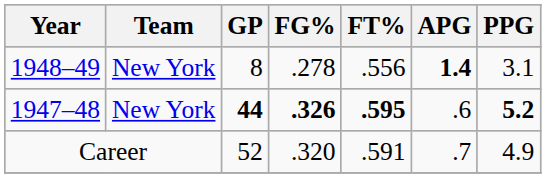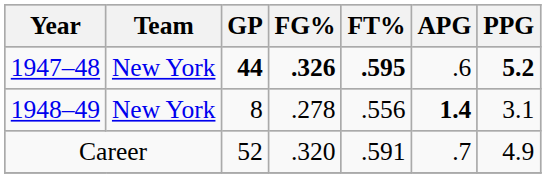rows swapped: (55, 109) <-> (55, 67)
